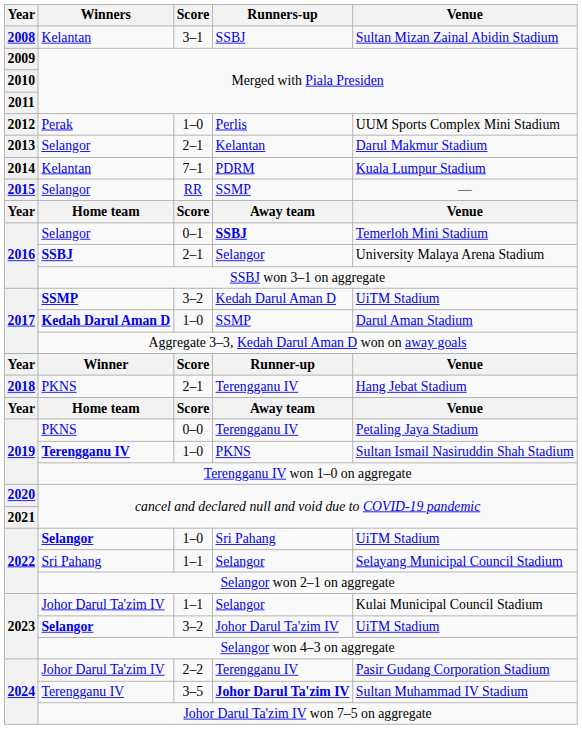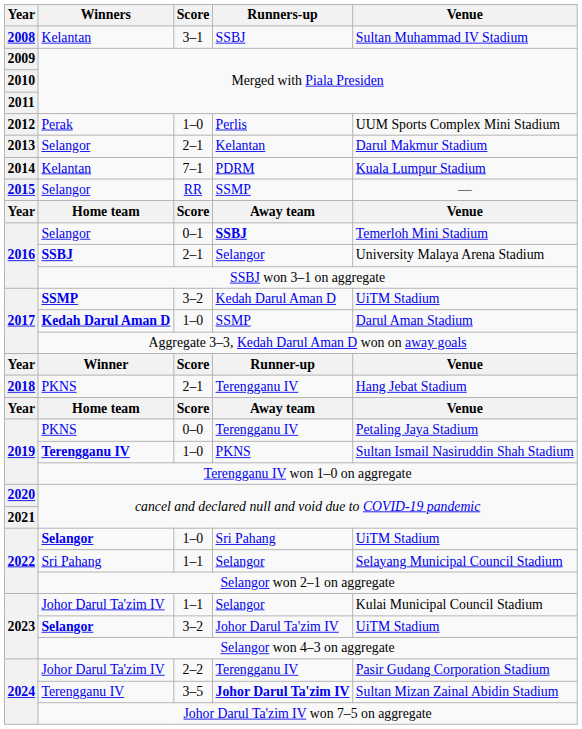(457, 37) Sultan Mizan Zainal Abidin Stadium -> (442, 37) Sultan Muhammad IV Stadium
(442, 691) Sultan Muhammad IV Stadium -> (457, 691) Sultan Mizan Zainal Abidin Stadium
